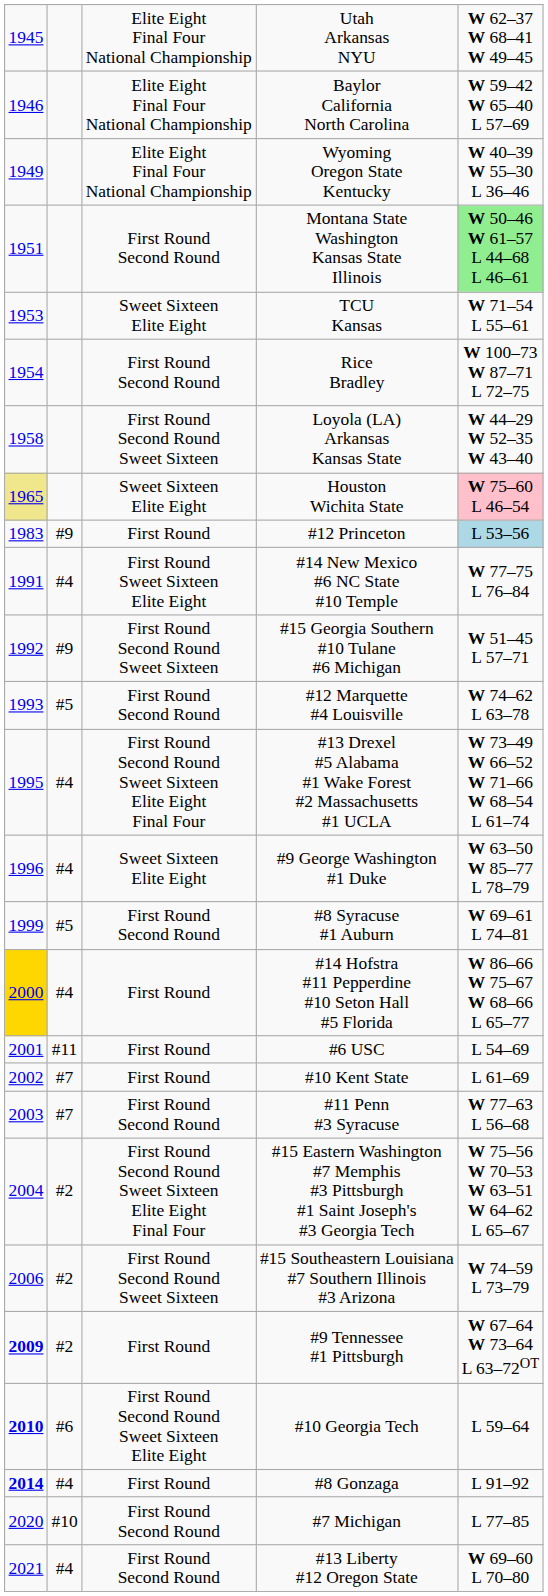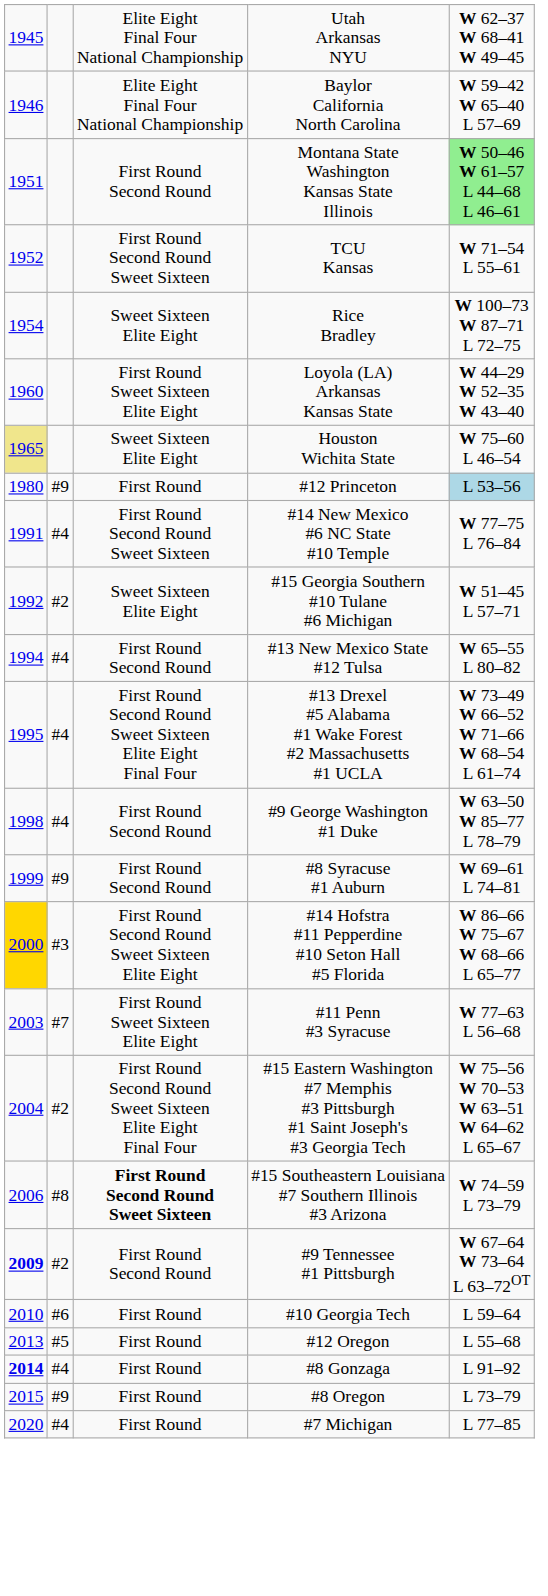- row: (357, 171)
(26, 315) 1953 -> (26, 258) 1952
(169, 315) Sweet Sixteen Elite Eight -> (160, 258) First Round Second Round Sweet Sixteen
(169, 372) First Round Second Round -> (160, 325) Sweet Sixteen Elite Eight
(26, 439) 1958 -> (26, 392) 1960
(169, 439) First Round Second Round Sweet Sixteen -> (160, 392) First Round Sweet Sixteen Elite Eight
(500, 496) pink background -> (492, 449) no background
(26, 533) 1983 -> (26, 486) 1980
(169, 581) First Round Sweet Sixteen Elite Eight -> (160, 533) First Round Second Round Sweet Sixteen
(65, 648) #9 -> (60, 600) #2
(169, 648) First Round Second Round Sweet Sixteen -> (160, 600) Sweet Sixteen Elite Eight
- row: (357, 705)
+ row: (348, 657)
(26, 868) 1996 -> (26, 821) 1998
(169, 868) Sweet Sixteen Elite Eight -> (160, 821) First Round Second Round
(65, 925) #5 -> (60, 878) #9
(65, 992) #4 -> (60, 945) #3
(169, 992) First Round -> (160, 945) First Round Second Round Sweet Sixteen Elite Eight
- row: (357, 1049)
- row: (357, 1077)
(169, 1114) First Round Second Round -> (160, 1021) First Round Sweet Sixteen Elite Eight
(65, 1277) #2 -> (60, 1194) #8
(169, 1277) normal -> (160, 1194) bold
(169, 1347) First Round -> (160, 1264) First Round Second Round
(26, 1426) bold -> (26, 1313) normal
(169, 1426) First Round Second Round Sweet Sixteen Elite Eight -> (160, 1313) First Round
+ row: (348, 1341)
+ row: (348, 1396)
(65, 1520) #10 -> (60, 1424) #4
(169, 1520) First Round Second Round -> (160, 1424) First Round
- row: (357, 1567)
